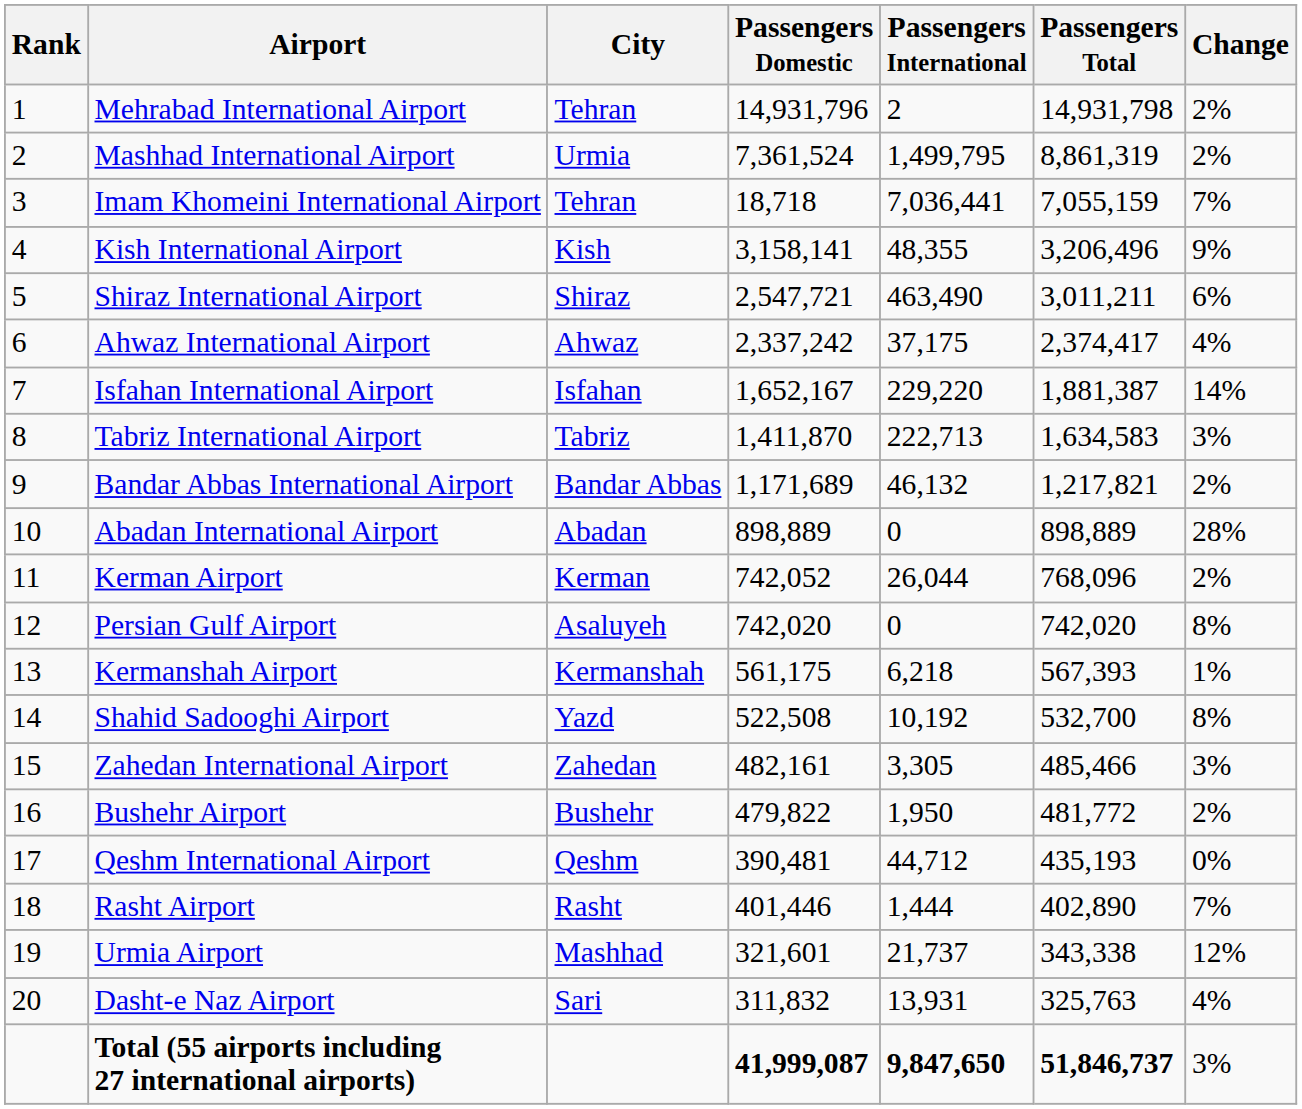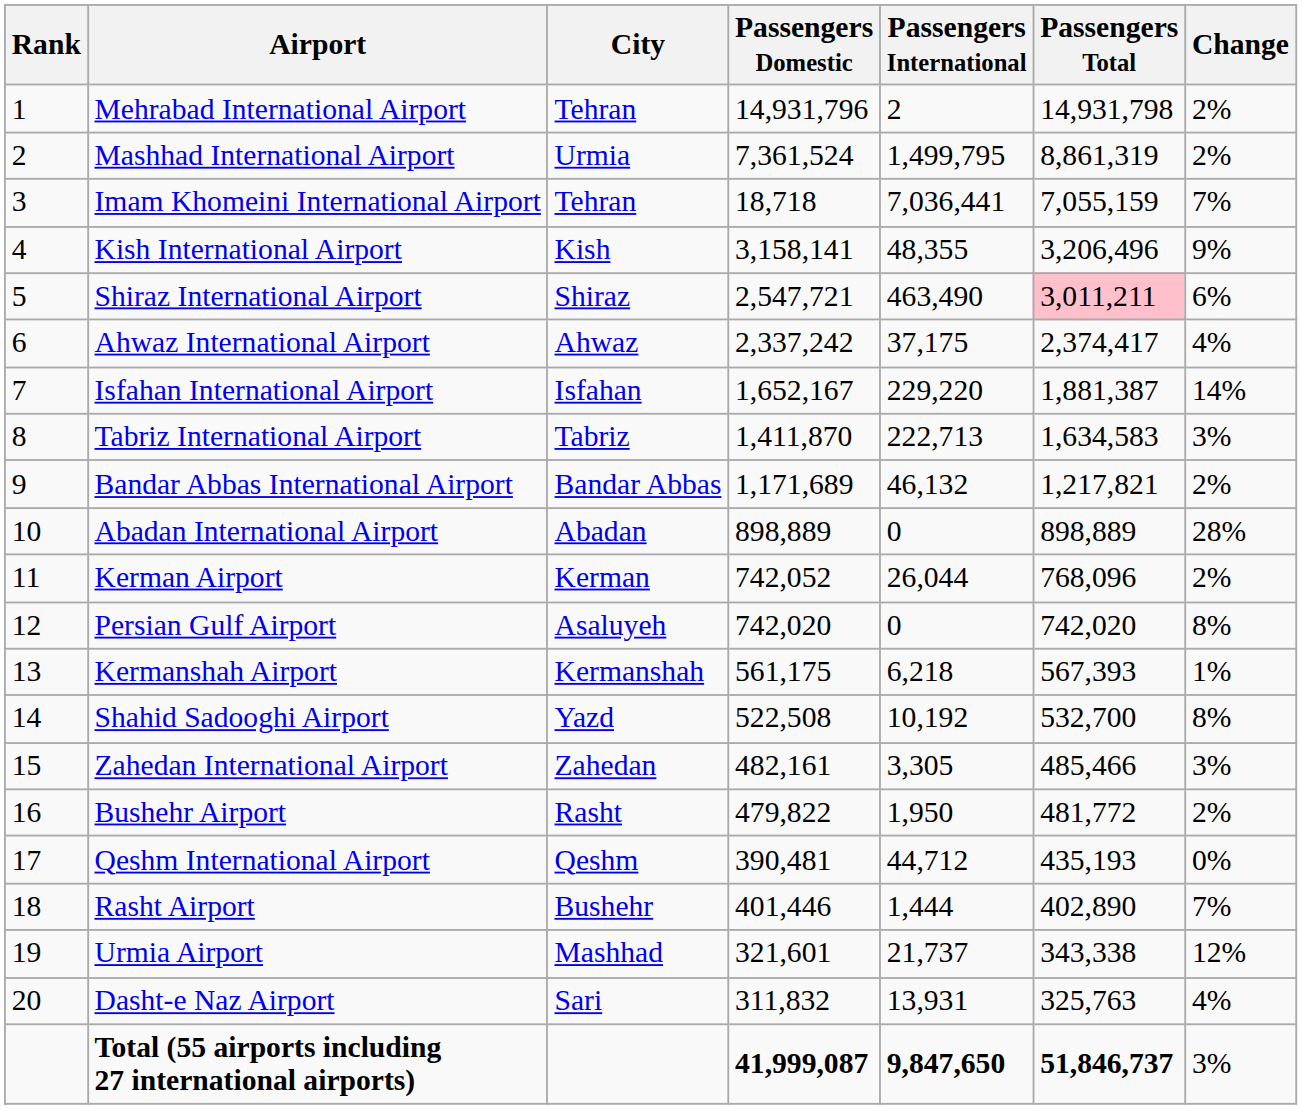(1098, 295) no background -> (1098, 295) pink background
(604, 812) Bushehr -> (588, 812) Rasht
(588, 906) Rasht -> (604, 906) Bushehr
